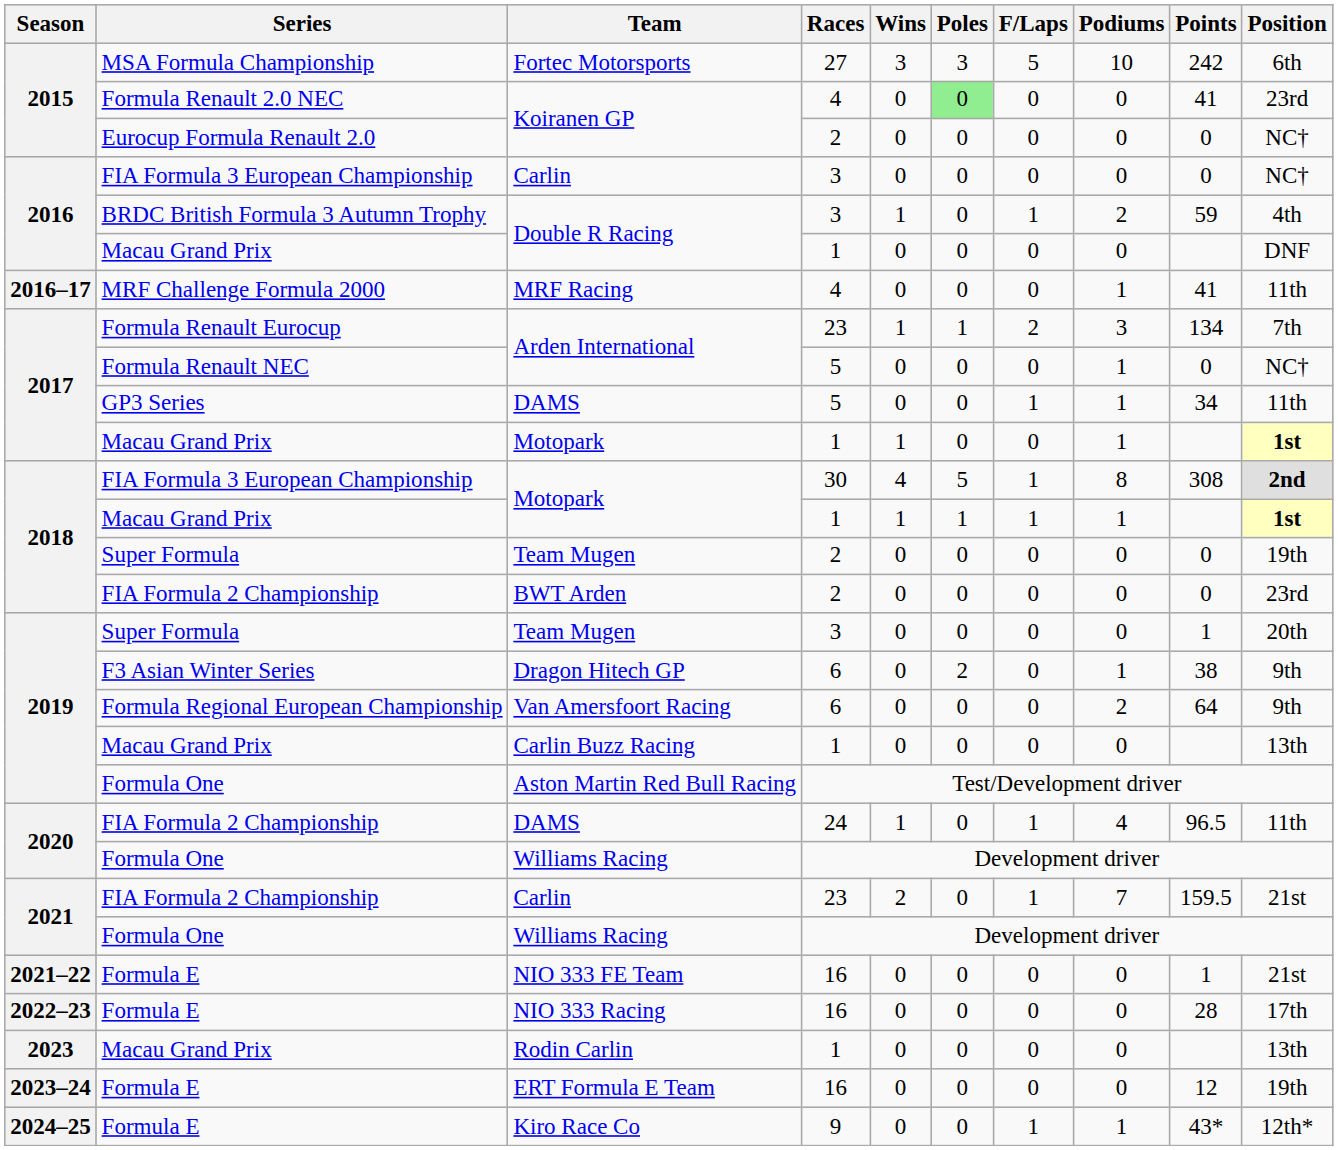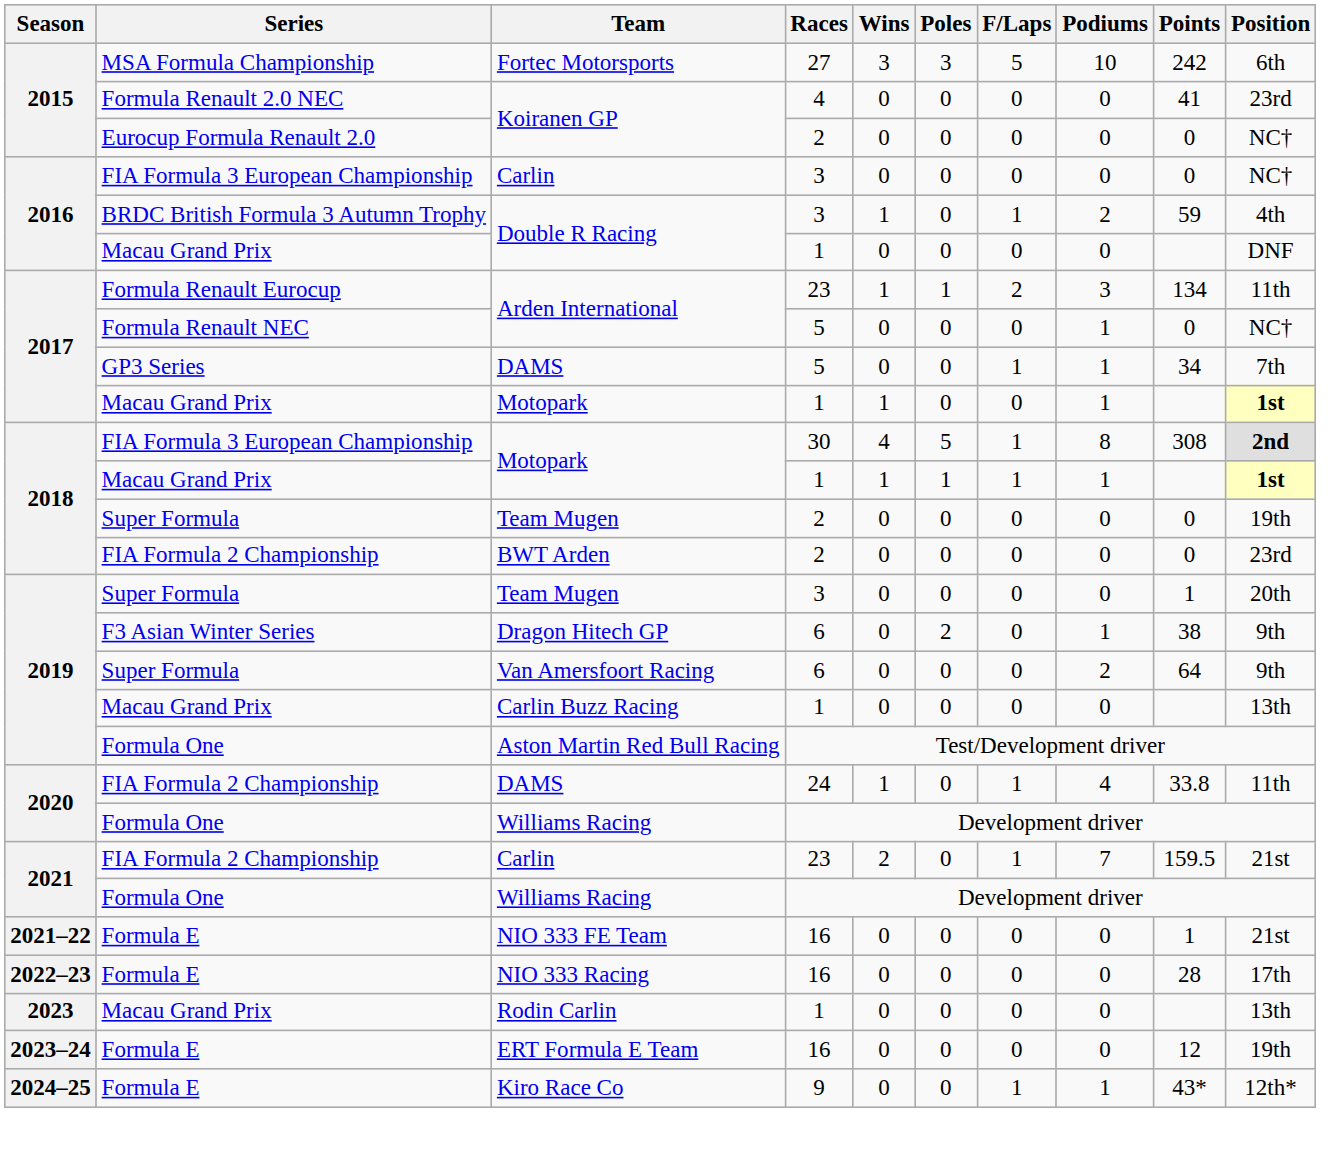(962, 99) lightgreen background -> (946, 99) no background
- row: (573, 289)
(1287, 327) 7th -> (1271, 289) 11th
(1287, 403) 11th -> (1271, 365) 7th
(302, 707) Formula Regional European Championship -> (170, 669) Super Formula
(1206, 821) 96.5 -> (1189, 783) 33.8
